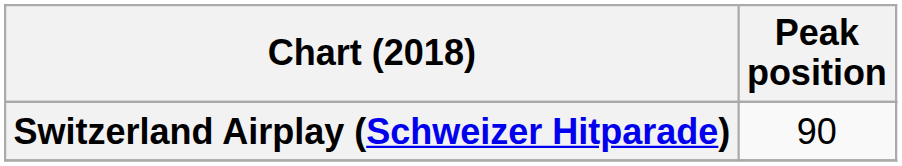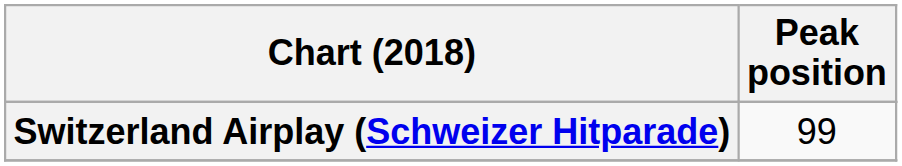(817, 130) 90 -> (817, 130) 99
